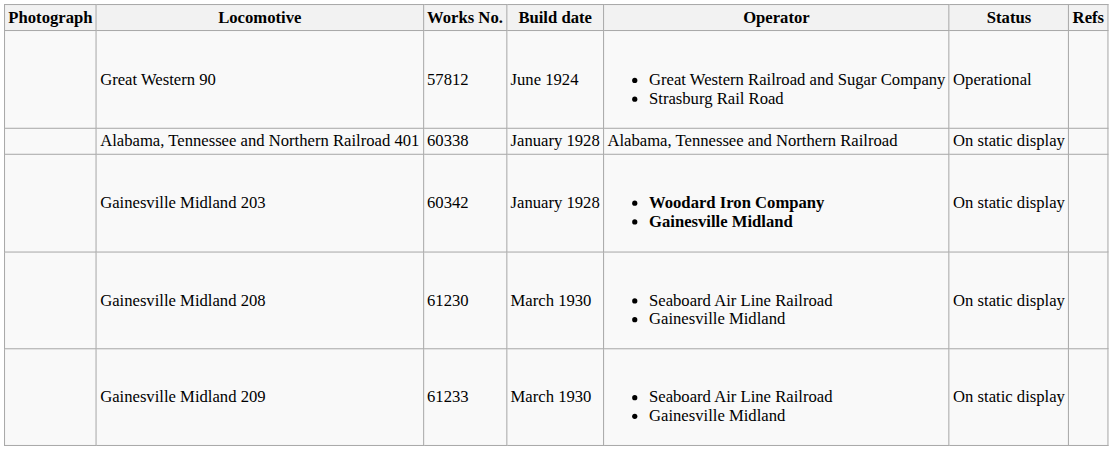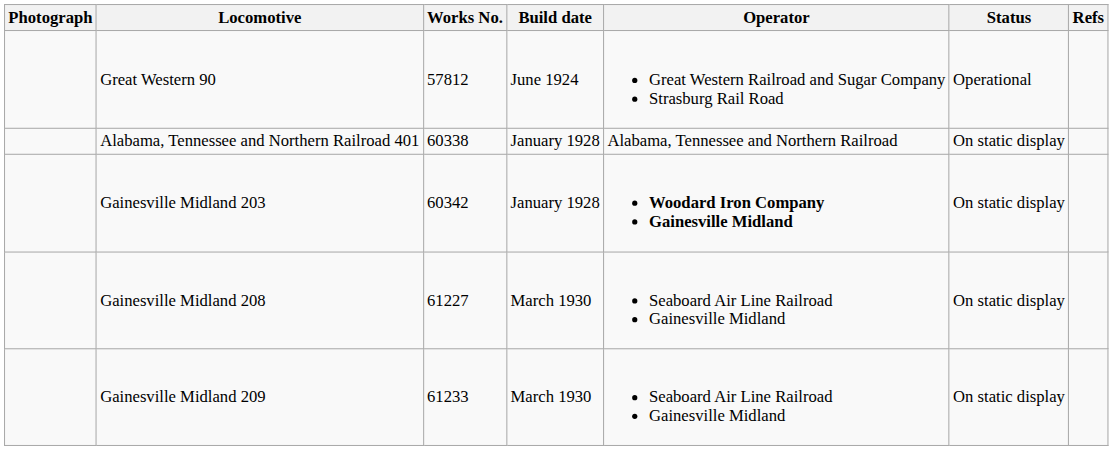(448, 300) 61230 -> (448, 300) 61227
